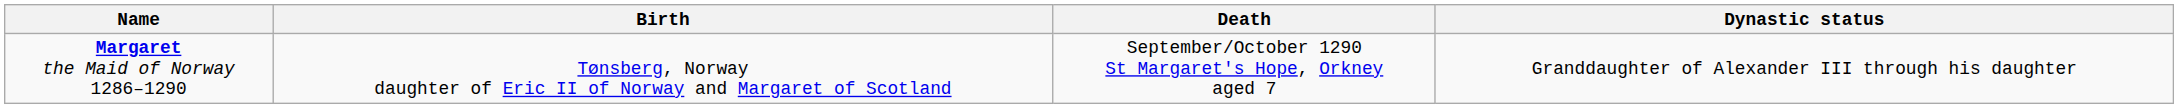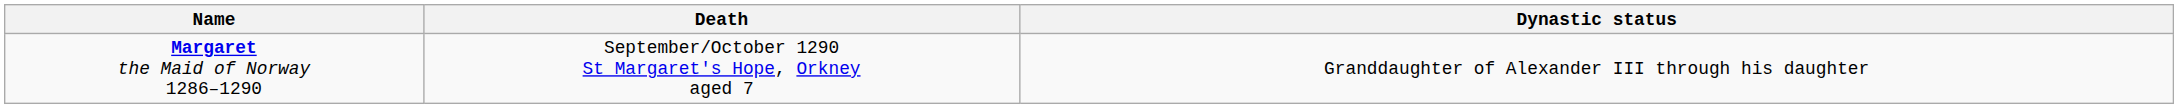- column: (663, 19)
